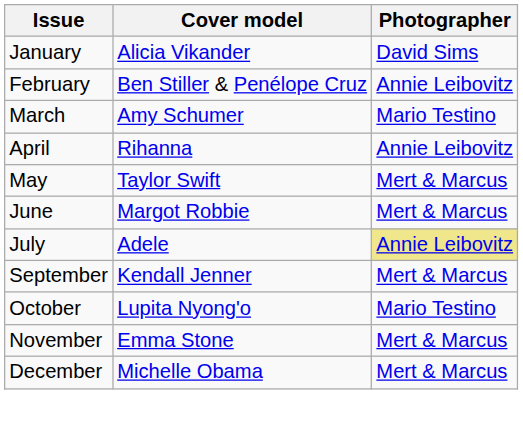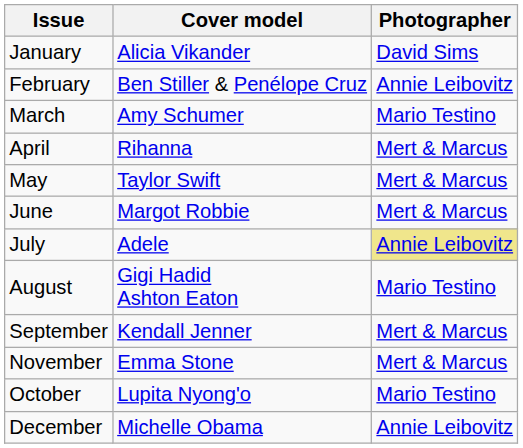(445, 148) Annie Leibovitz -> (442, 148) Mert & Marcus
+ row: (41, 287)
rows swapped: (45, 308) <-> (56, 340)
(442, 372) Mert & Marcus -> (445, 426) Annie Leibovitz
